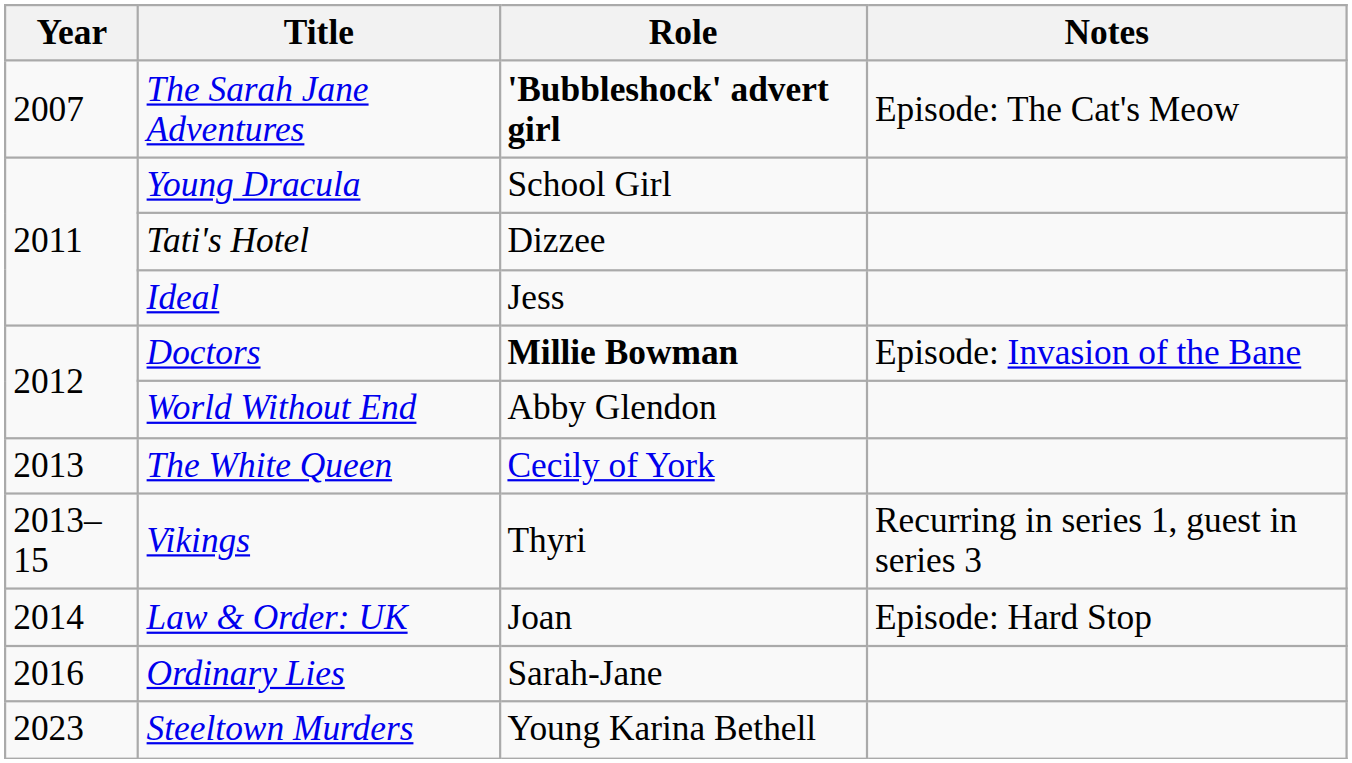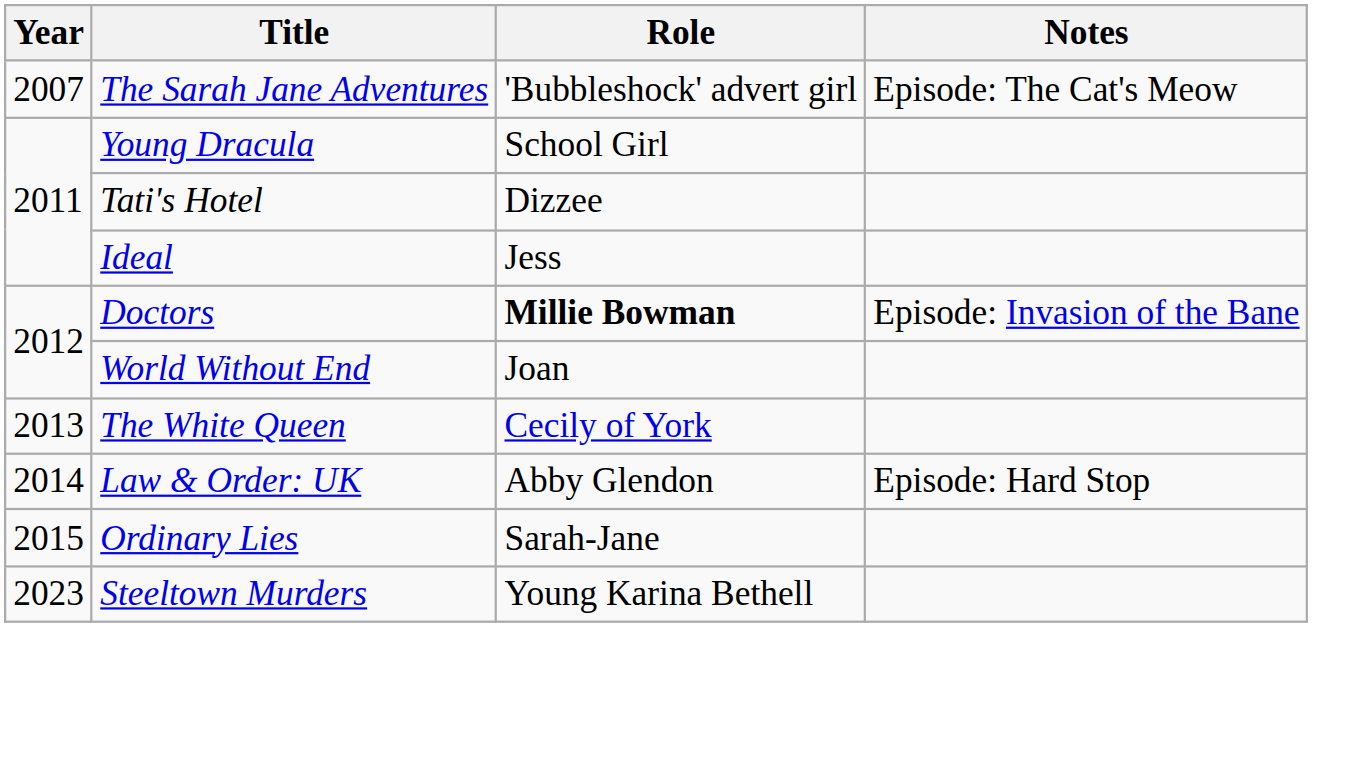(668, 108) bold -> (681, 88) normal
(612, 408) Abby Glendon -> (537, 369) Joan
- row: (198, 540)
(540, 616) Joan -> (609, 481) Abby Glendon
(49, 672) 2016 -> (49, 537) 2015
